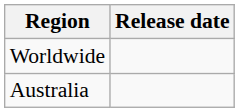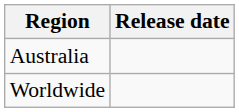rows swapped: (49, 90) <-> (57, 55)
